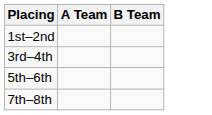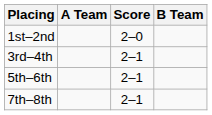+ column: (132, 15)
